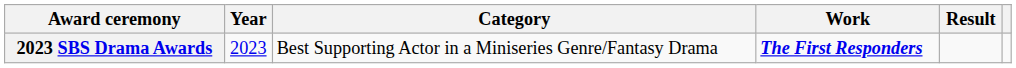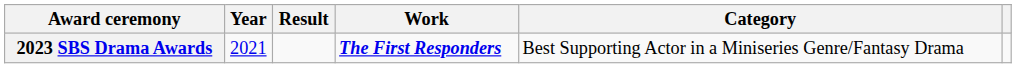columns swapped: (514, 18) <-> (971, 18)
(248, 47) 2023 -> (248, 47) 2021
